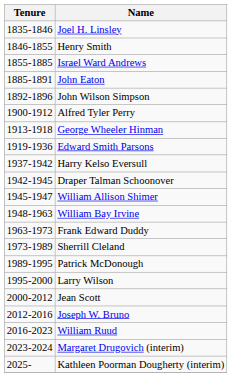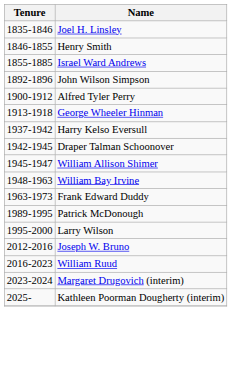- row: (81, 79)
- row: (105, 146)
- row: (91, 247)
- row: (79, 297)
